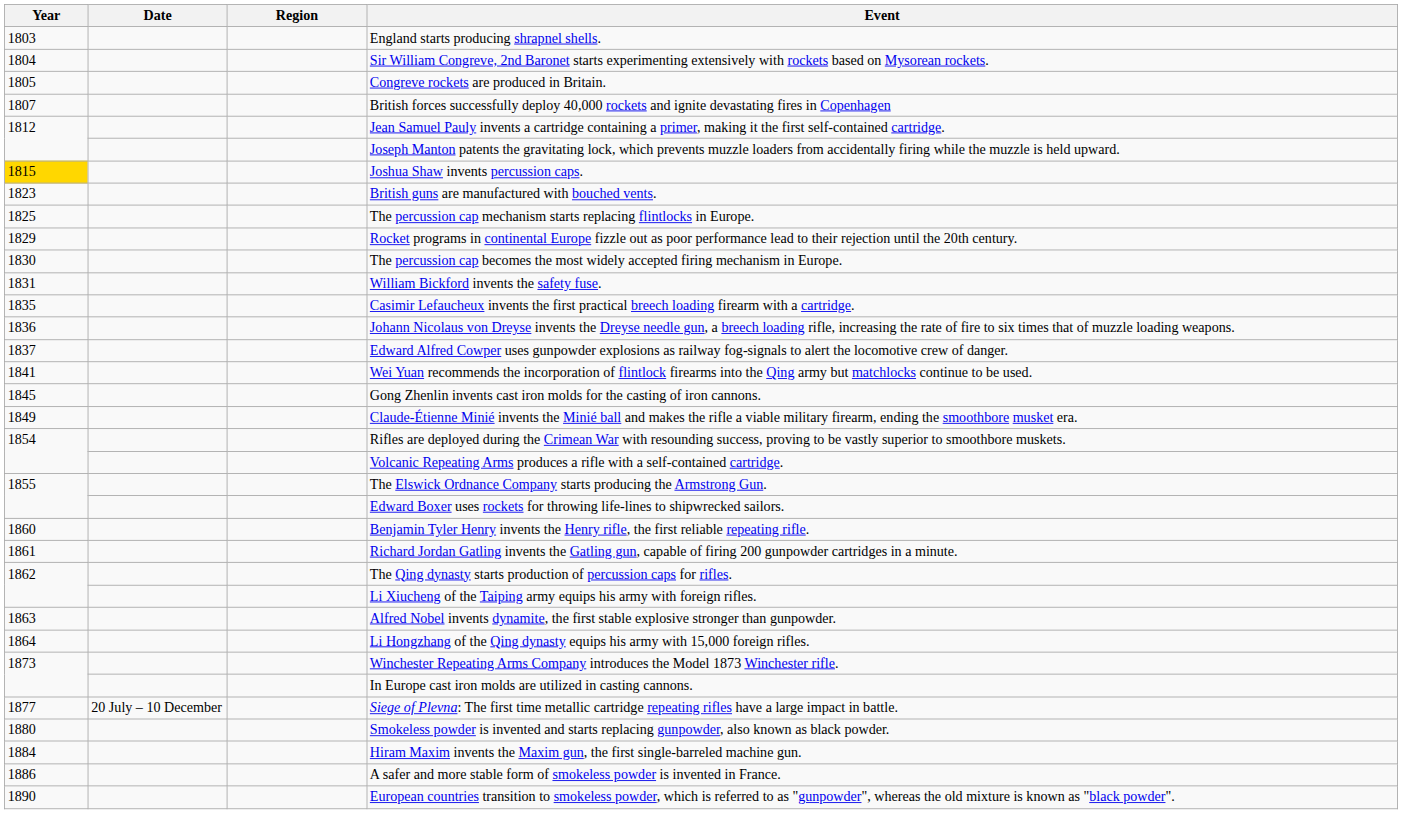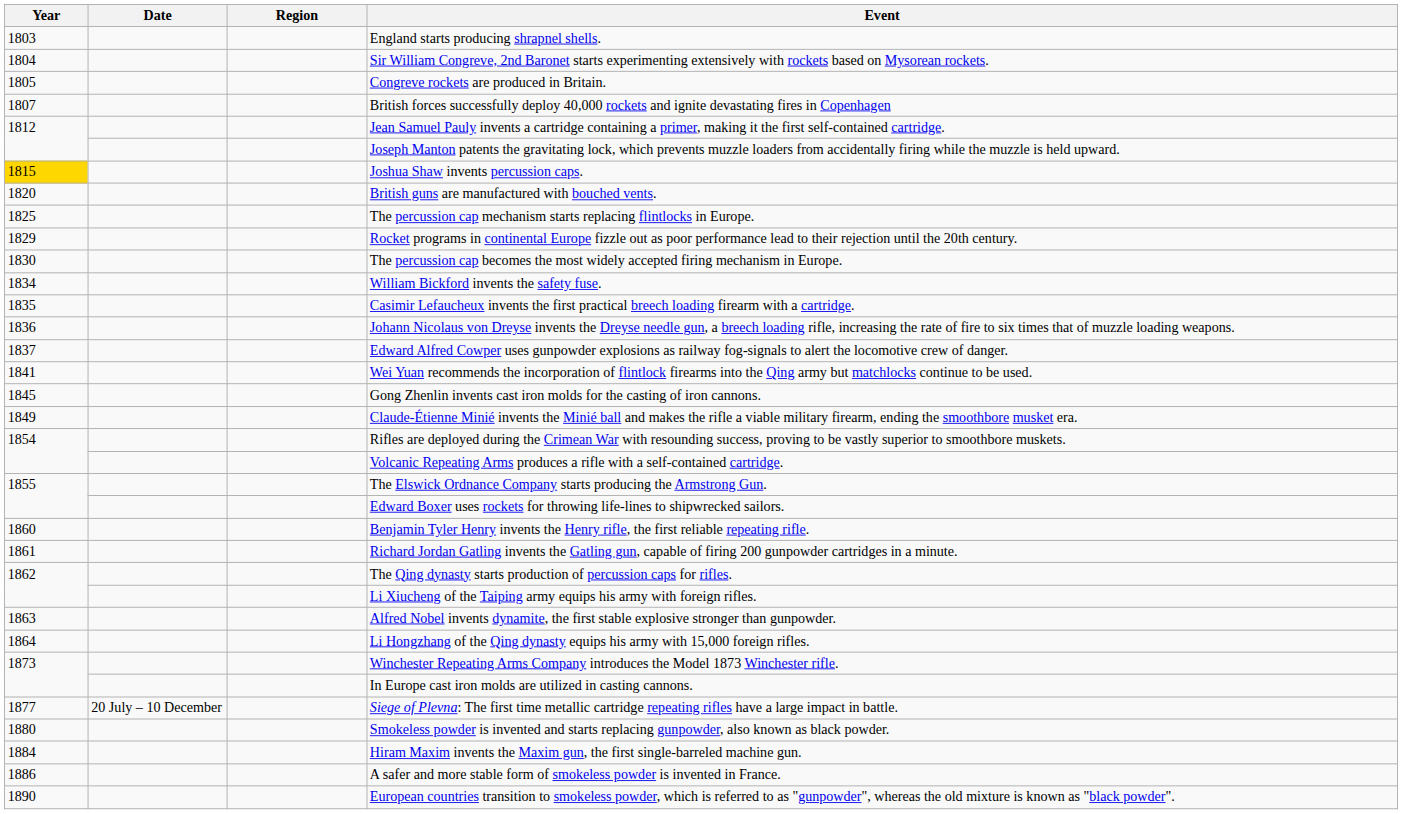(22, 194) 1823 -> (22, 194) 1820
(22, 283) 1831 -> (22, 283) 1834
